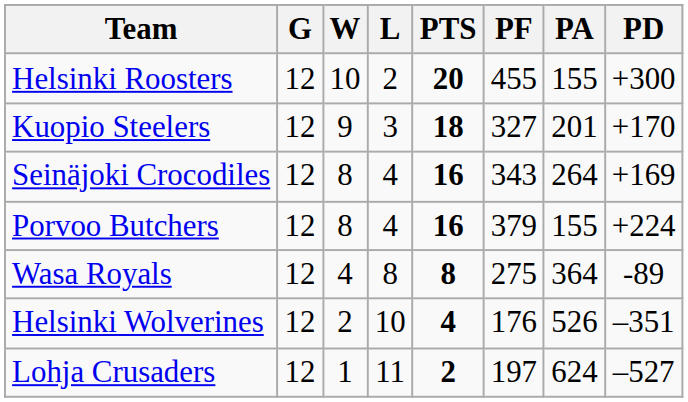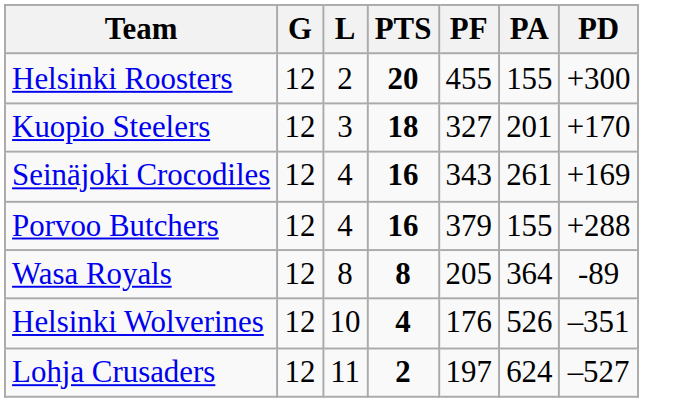- column: (345, 28)
(574, 175) 264 -> (529, 175) 261
(644, 224) +224 -> (599, 224) +288
(514, 273) 275 -> (469, 273) 205
